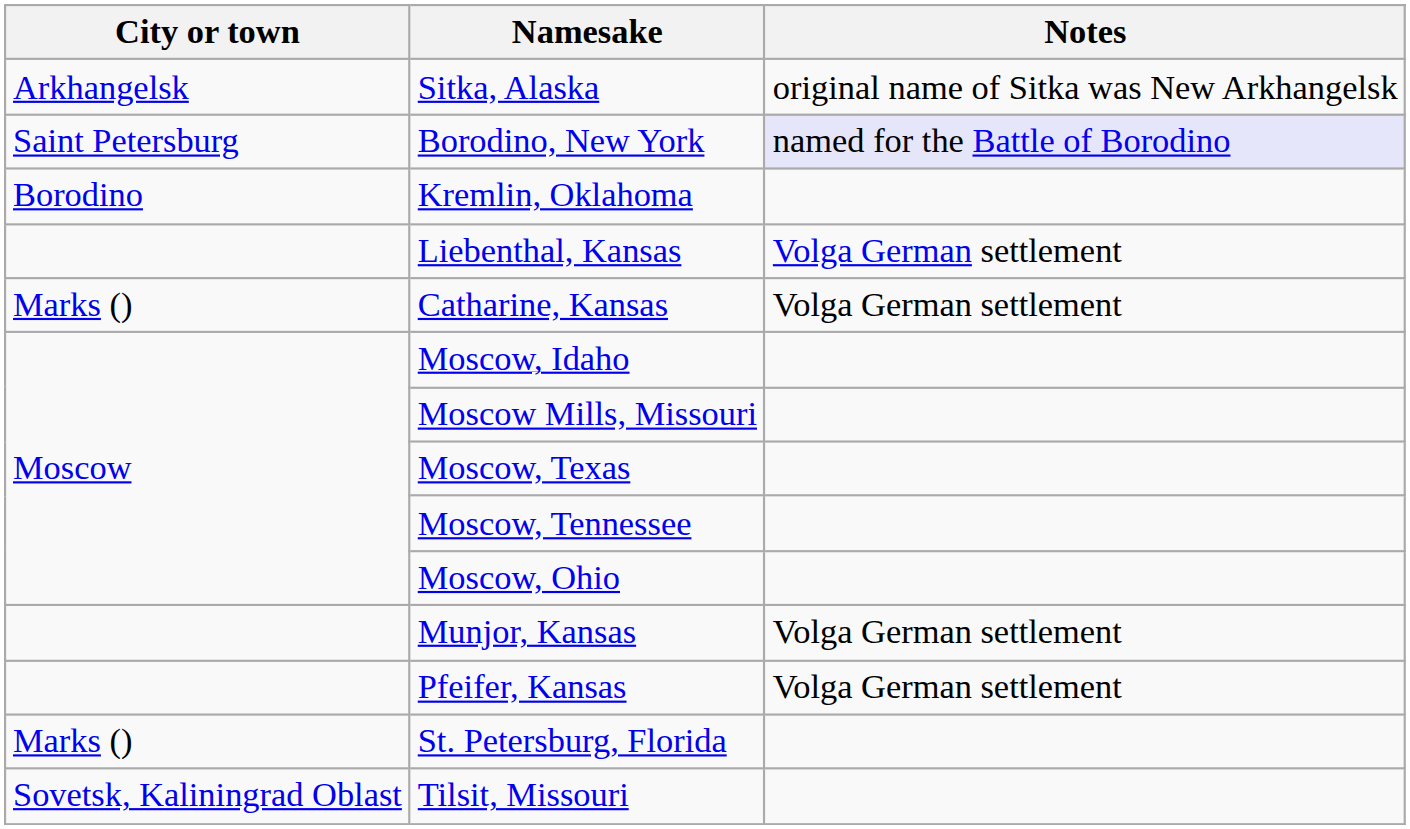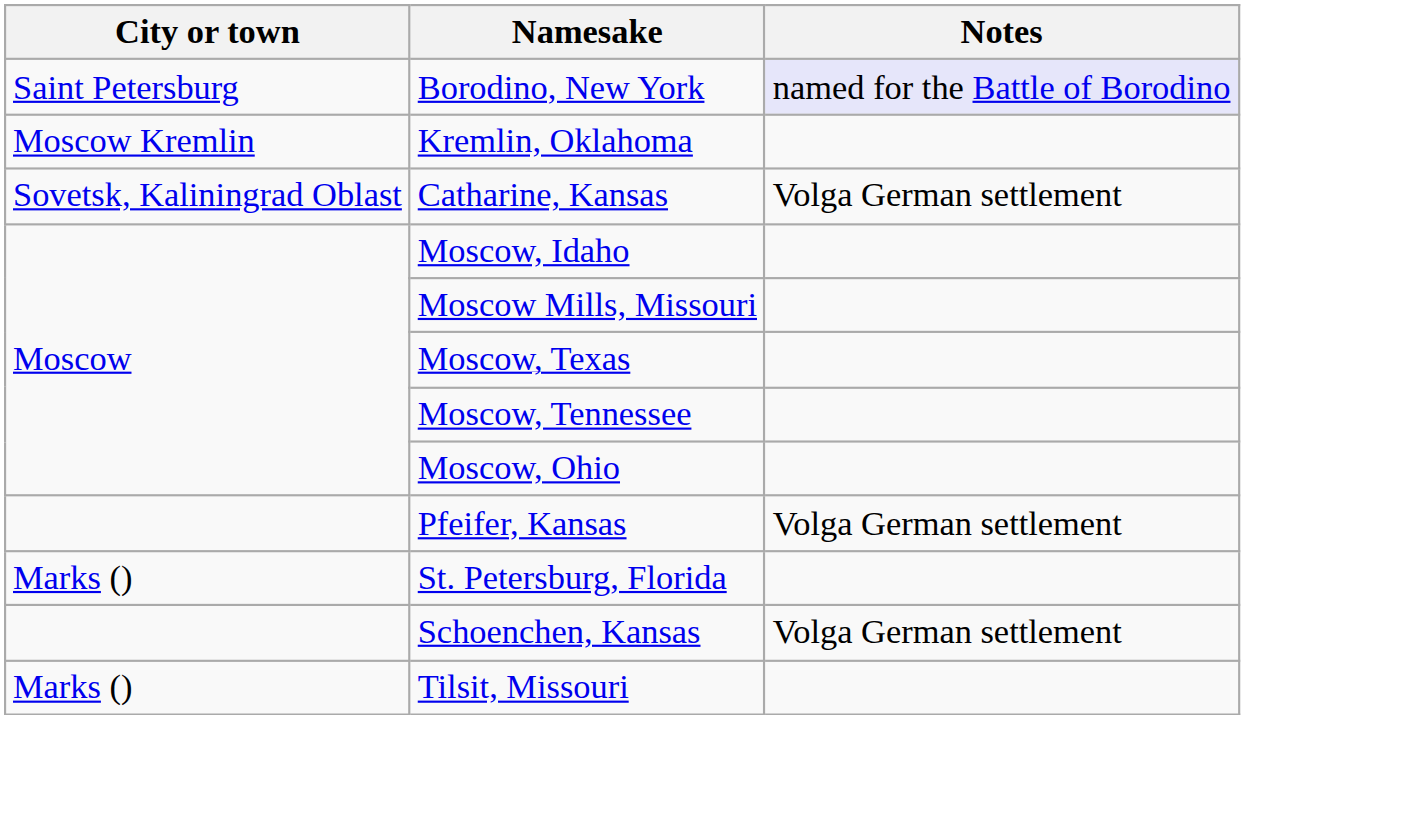- row: (509, 86)
(78, 195) Borodino -> (134, 140) Moscow Kremlin
- row: (550, 250)
(73, 304) Marks () -> (207, 195) Sovetsk, Kaliningrad Oblast
- row: (527, 631)
+ row: (559, 631)
(207, 795) Sovetsk, Kaliningrad Oblast -> (73, 686) Marks ()
